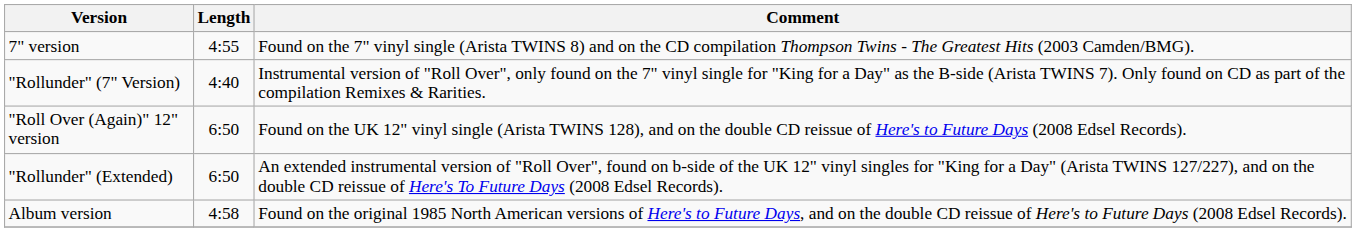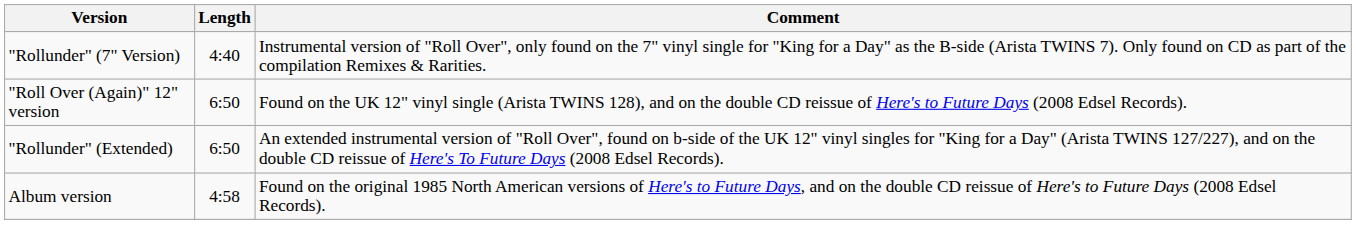- row: (44, 45)
